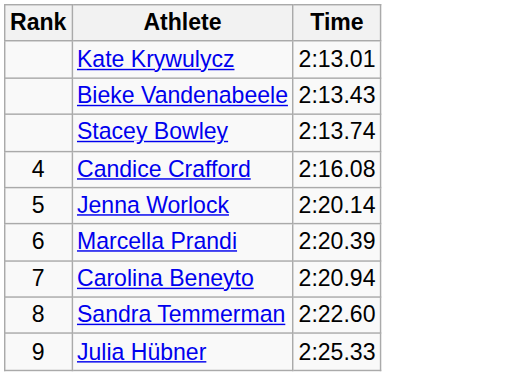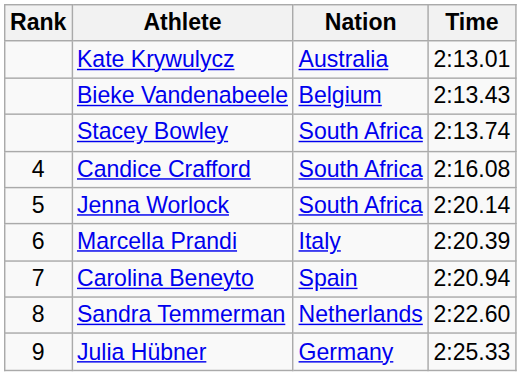+ column: (361, 22)
